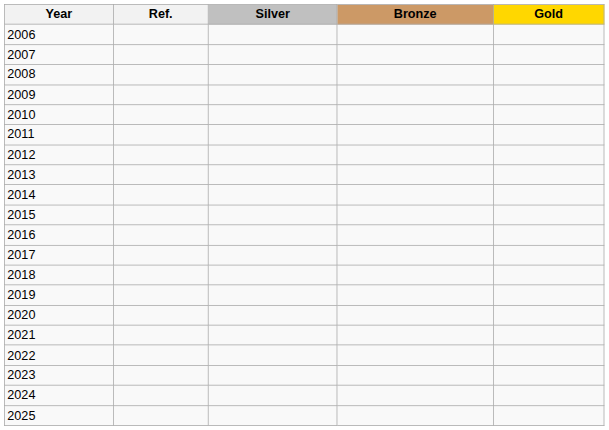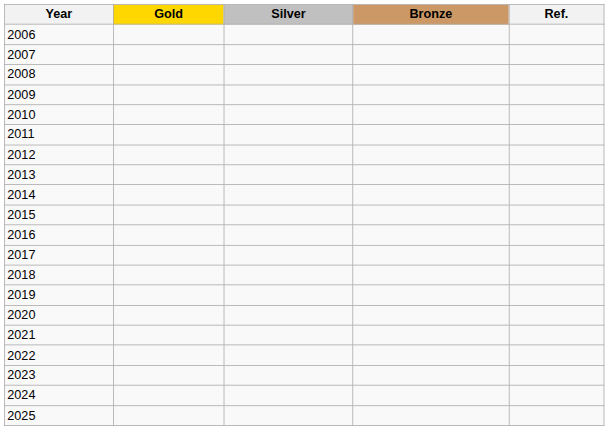columns swapped: (549, 14) <-> (161, 14)
